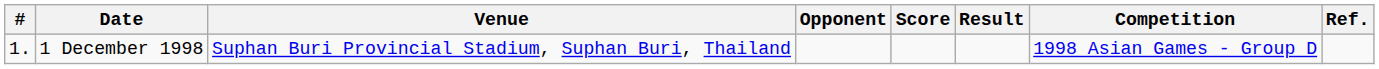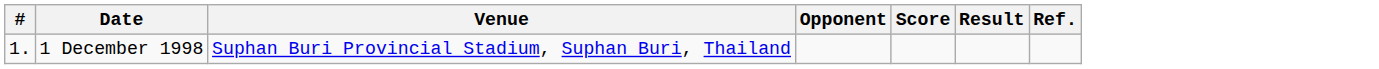- column: (1175, 20)
